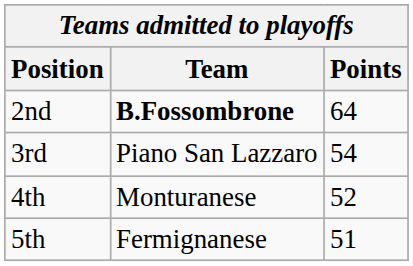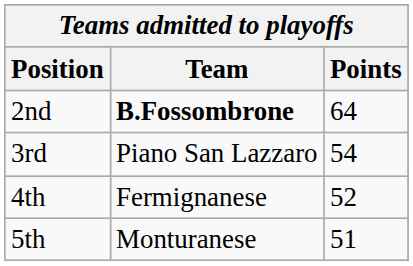(186, 196) Monturanese -> (191, 196) Fermignanese
(191, 238) Fermignanese -> (186, 238) Monturanese
